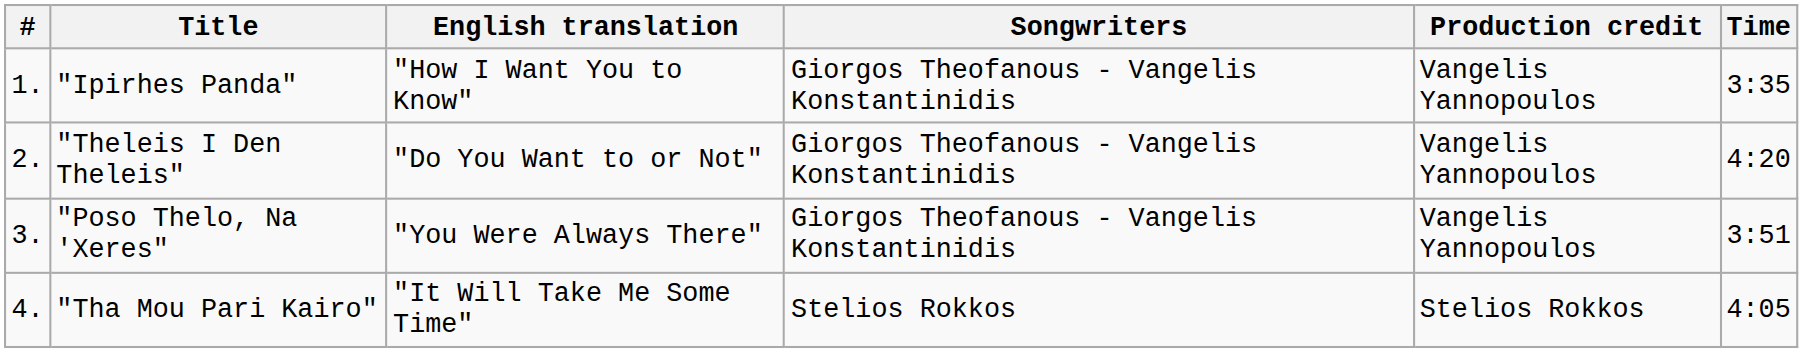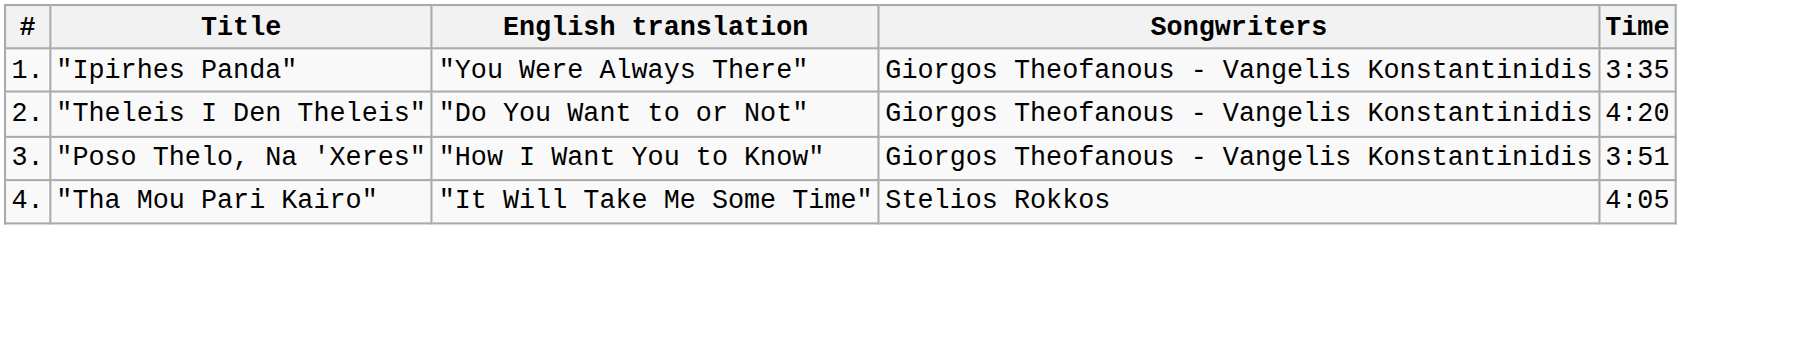- column: (1567, 27)
(538, 86) "How I Want You to Know" -> (624, 70) "You Were Always There"
(578, 235) "You Were Always There" -> (632, 158) "How I Want You to Know"
